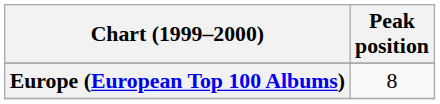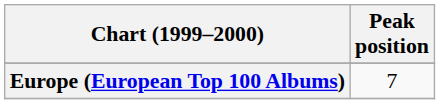(392, 80) 8 -> (392, 80) 7
